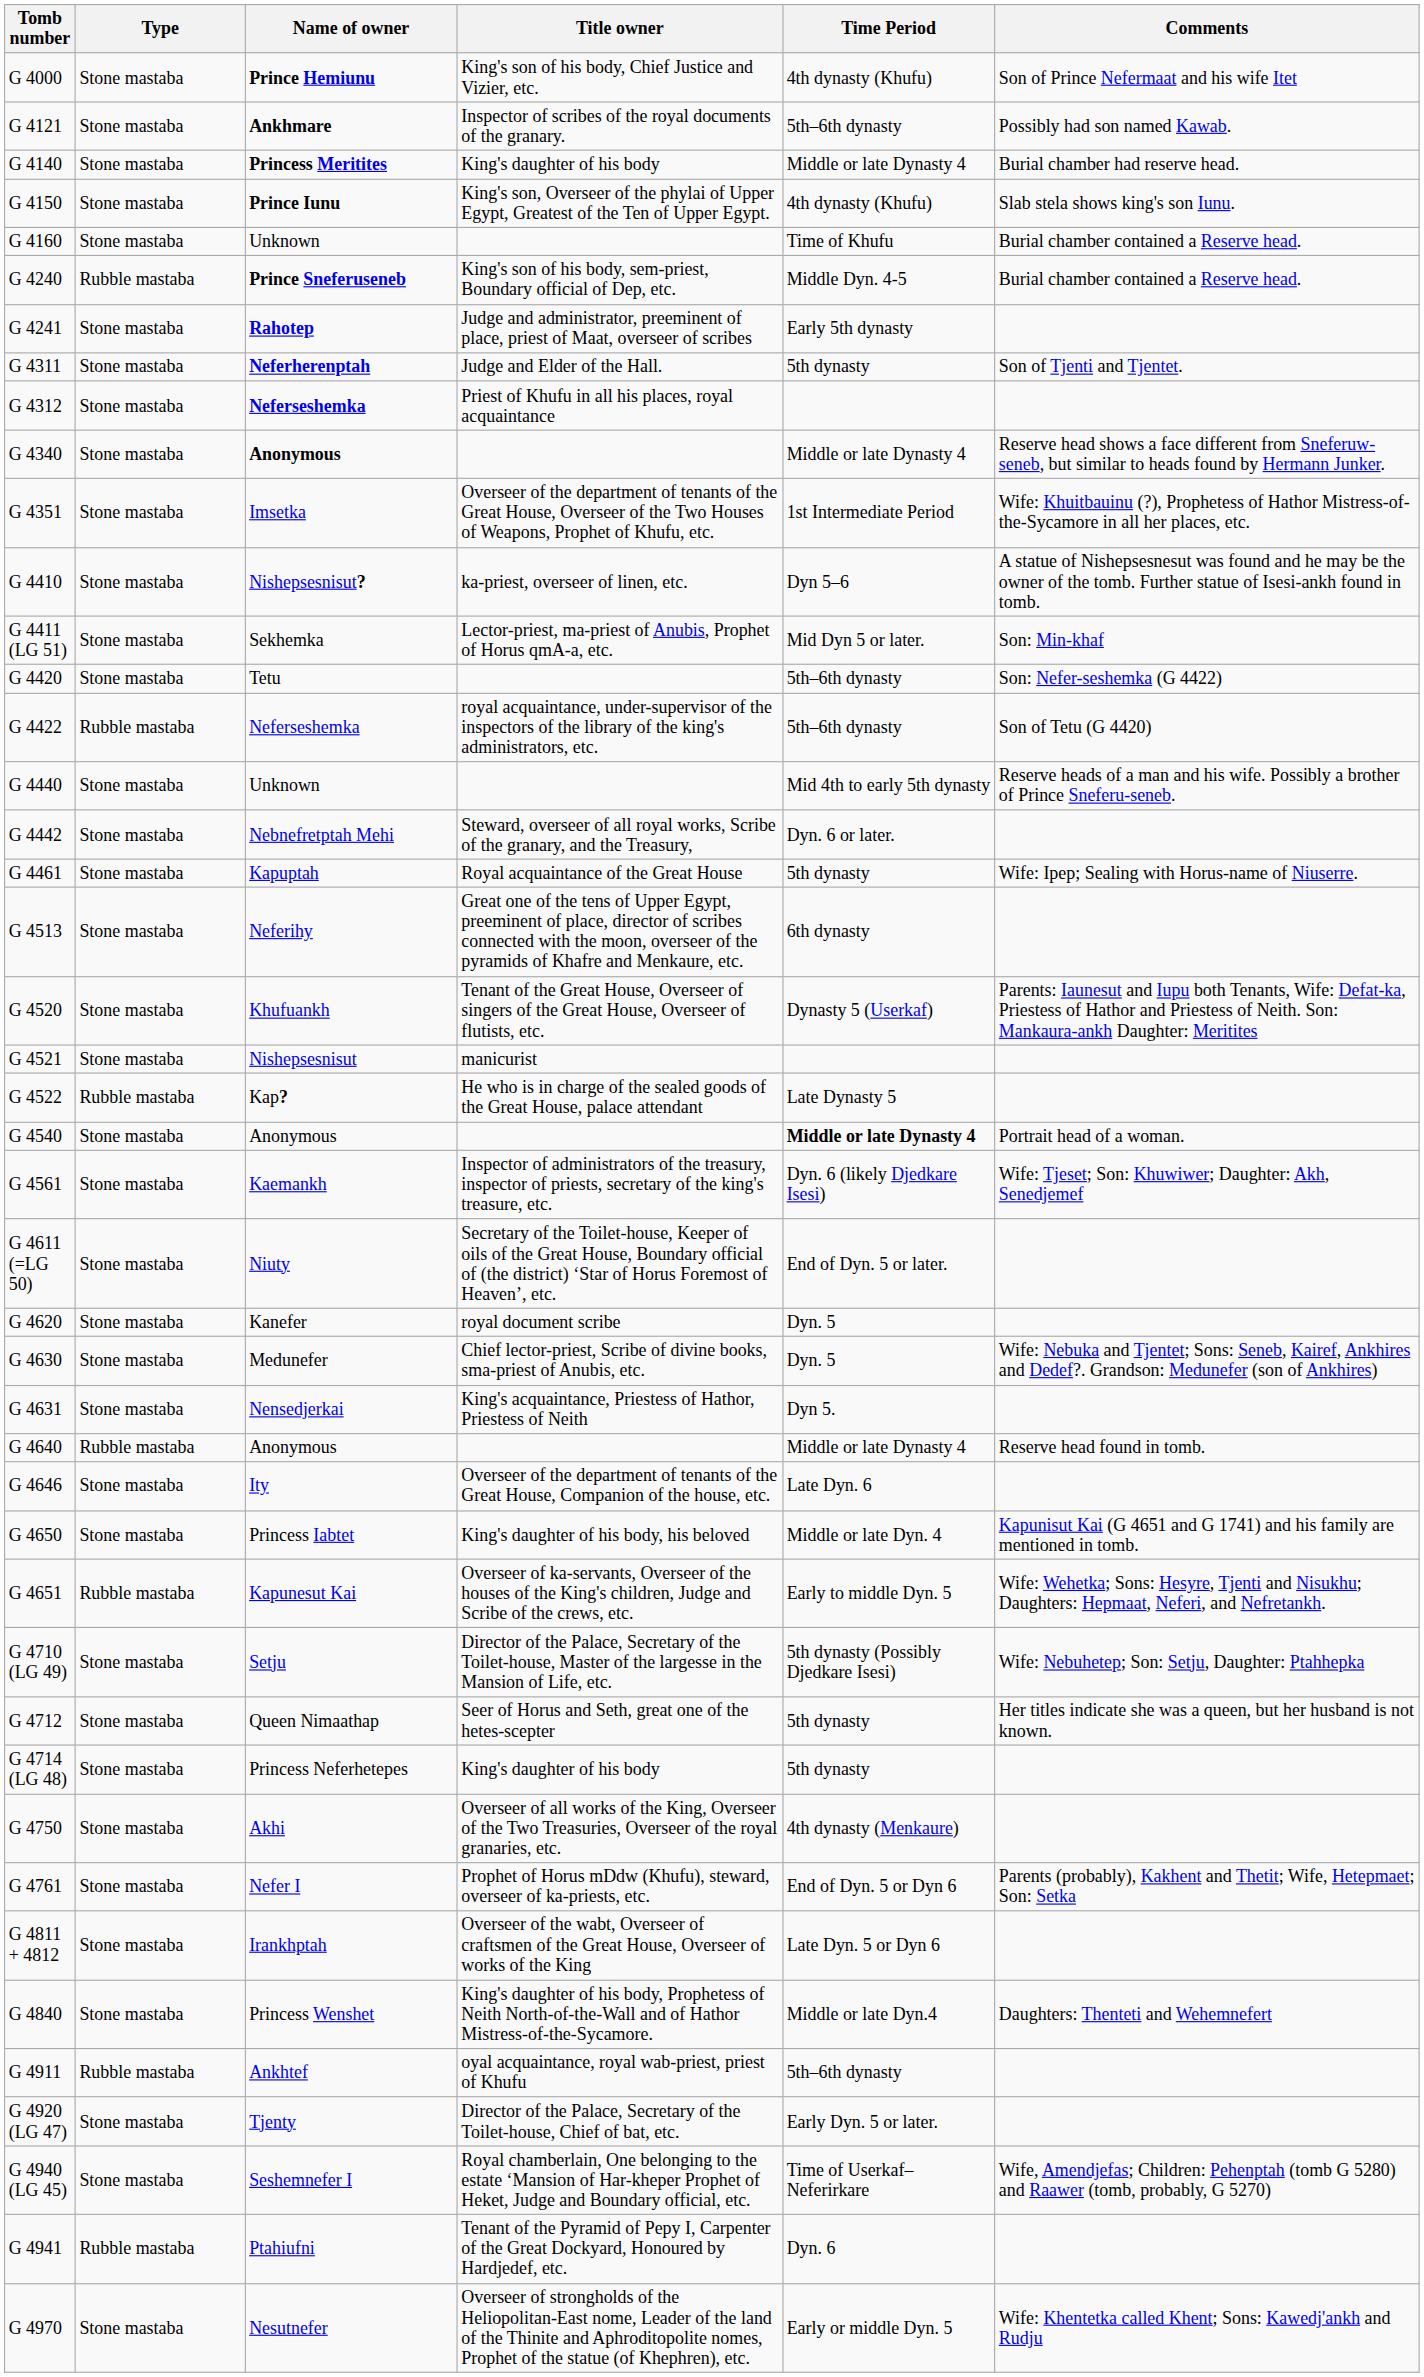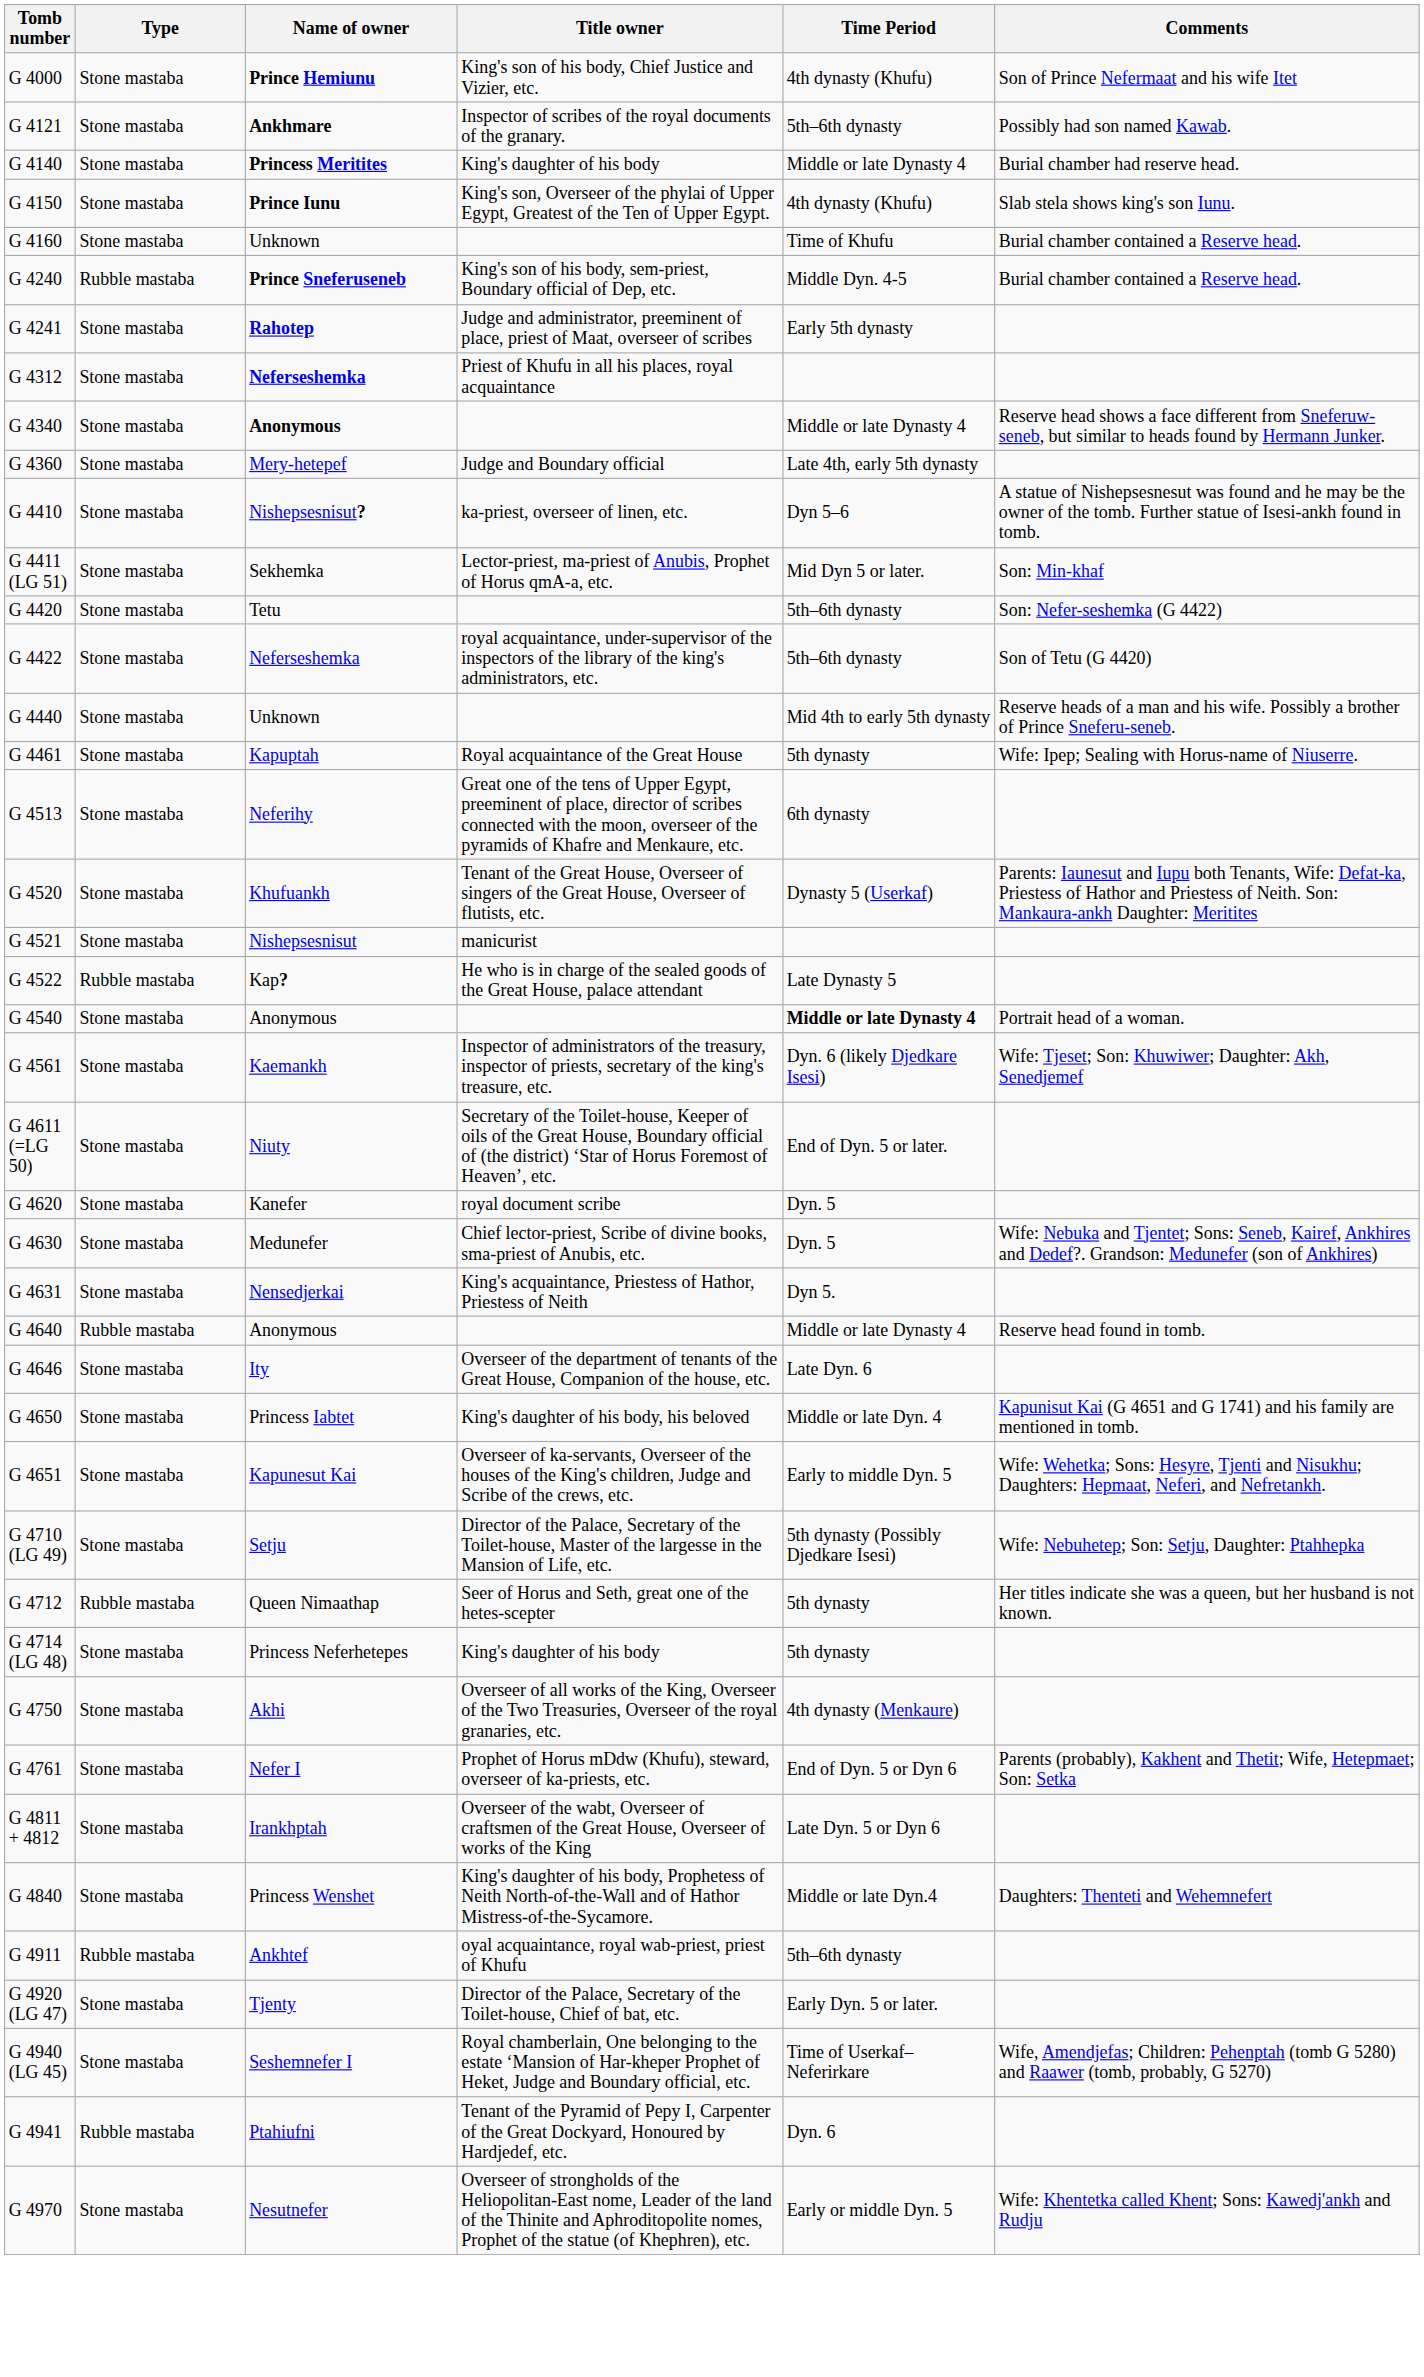- row: (35, 367)
- row: (35, 512)
+ row: (35, 464)
(137, 727) Rubble mastaba -> (131, 658) Stone mastaba
- row: (35, 834)
(137, 1593) Rubble mastaba -> (131, 1476) Stone mastaba
(131, 1720) Stone mastaba -> (137, 1603) Rubble mastaba
